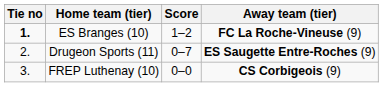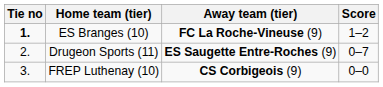columns swapped: (182, 14) <-> (290, 14)
